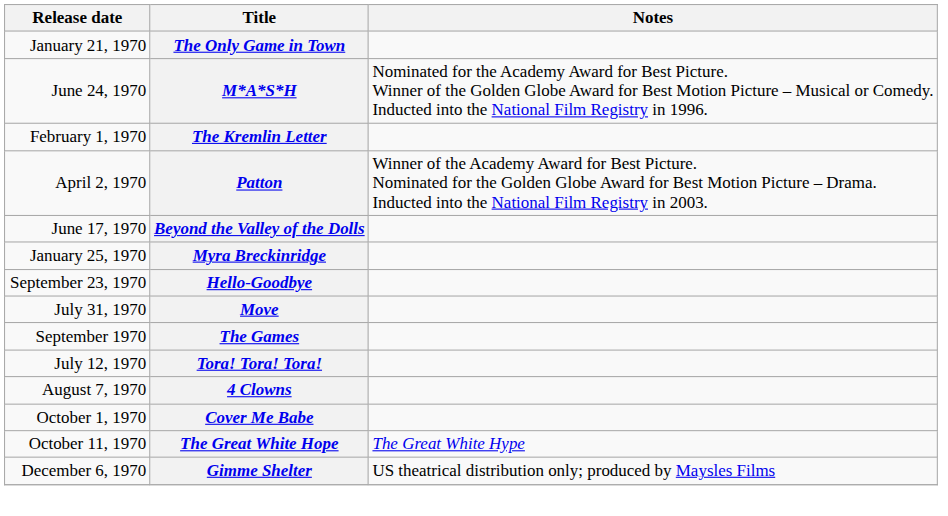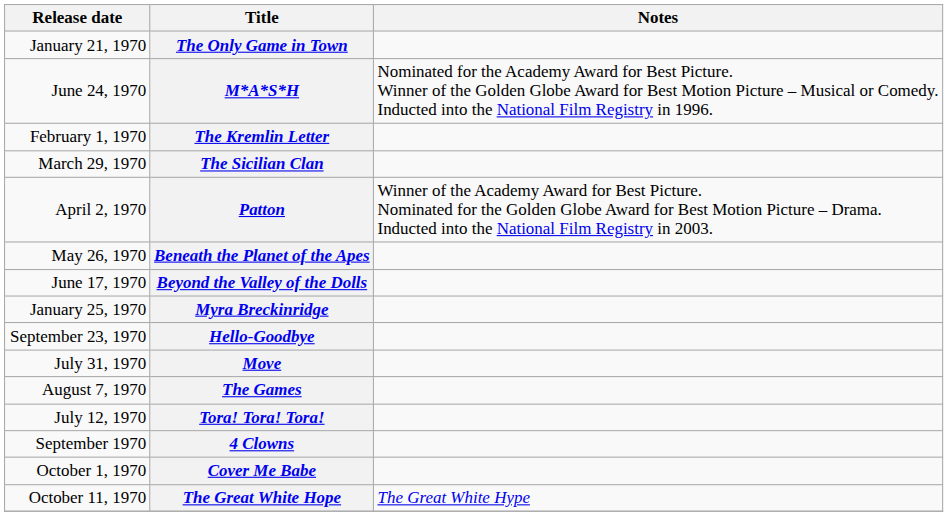+ row: (262, 163)
+ row: (262, 255)
(91, 336) September 1970 -> (94, 390) August 7, 1970
(94, 390) August 7, 1970 -> (91, 443) September 1970
- row: (259, 470)
